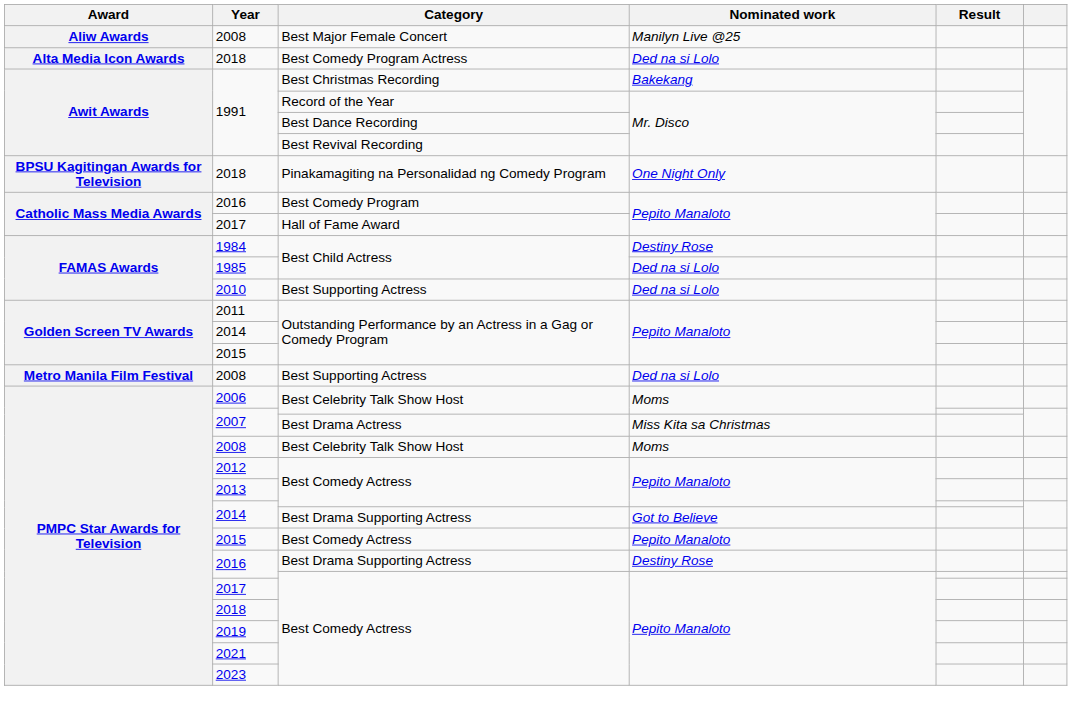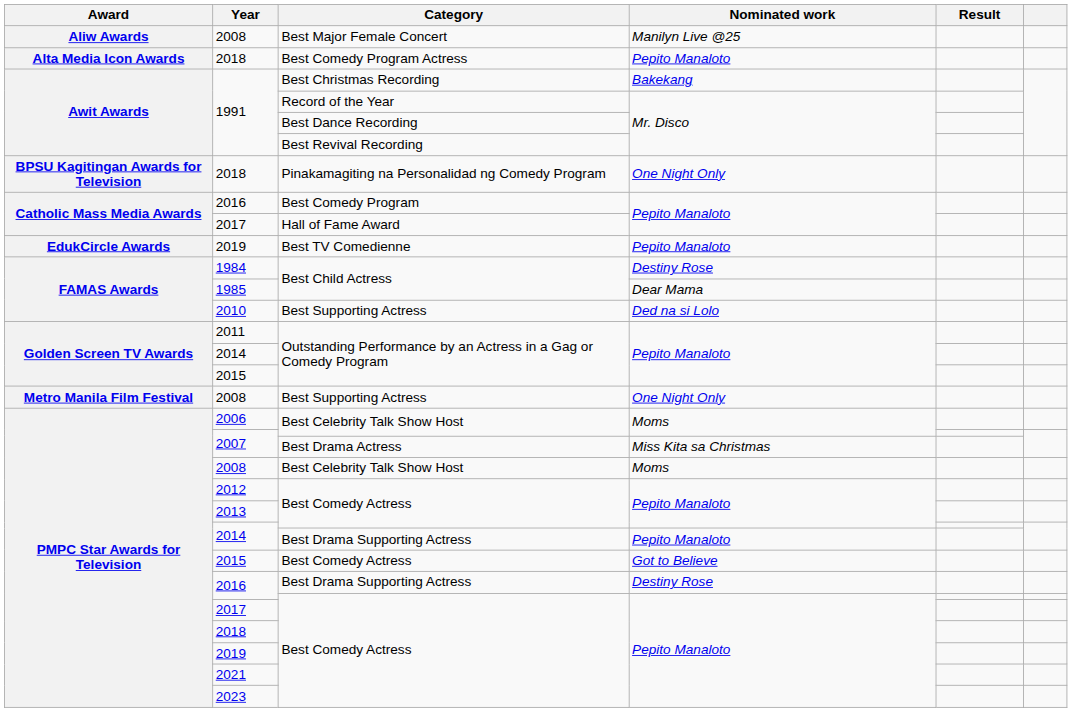(676, 58) Ded na si Lolo -> (681, 58) Pepito Manaloto
+ row: (231, 246)
(676, 267) Ded na si Lolo -> (668, 289) Dear Mama
(676, 375) Ded na si Lolo -> (679, 397) One Night Only
(675, 517) Got to Believe -> (681, 539) Pepito Manaloto
(681, 539) Pepito Manaloto -> (675, 560) Got to Believe
